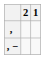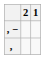rows swapped: (12, 46) <-> (12, 29)
